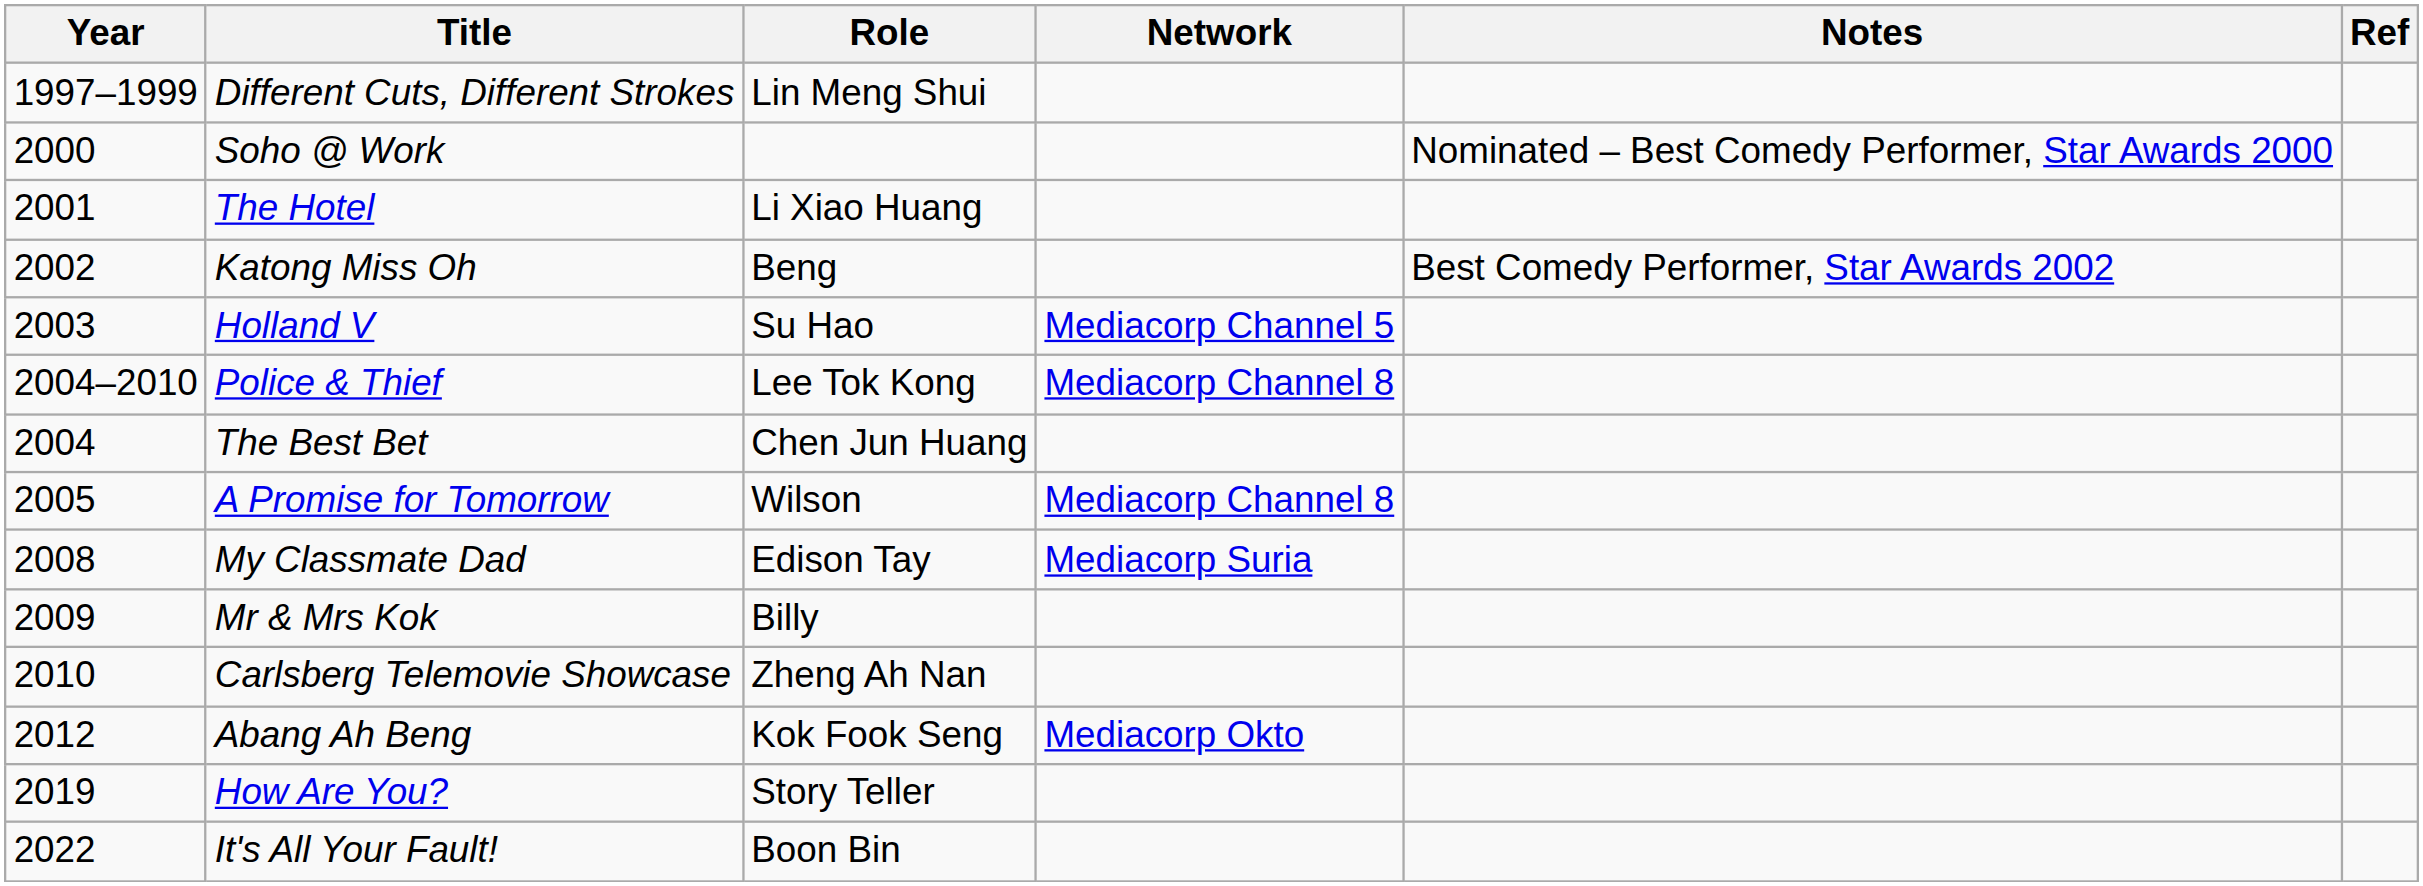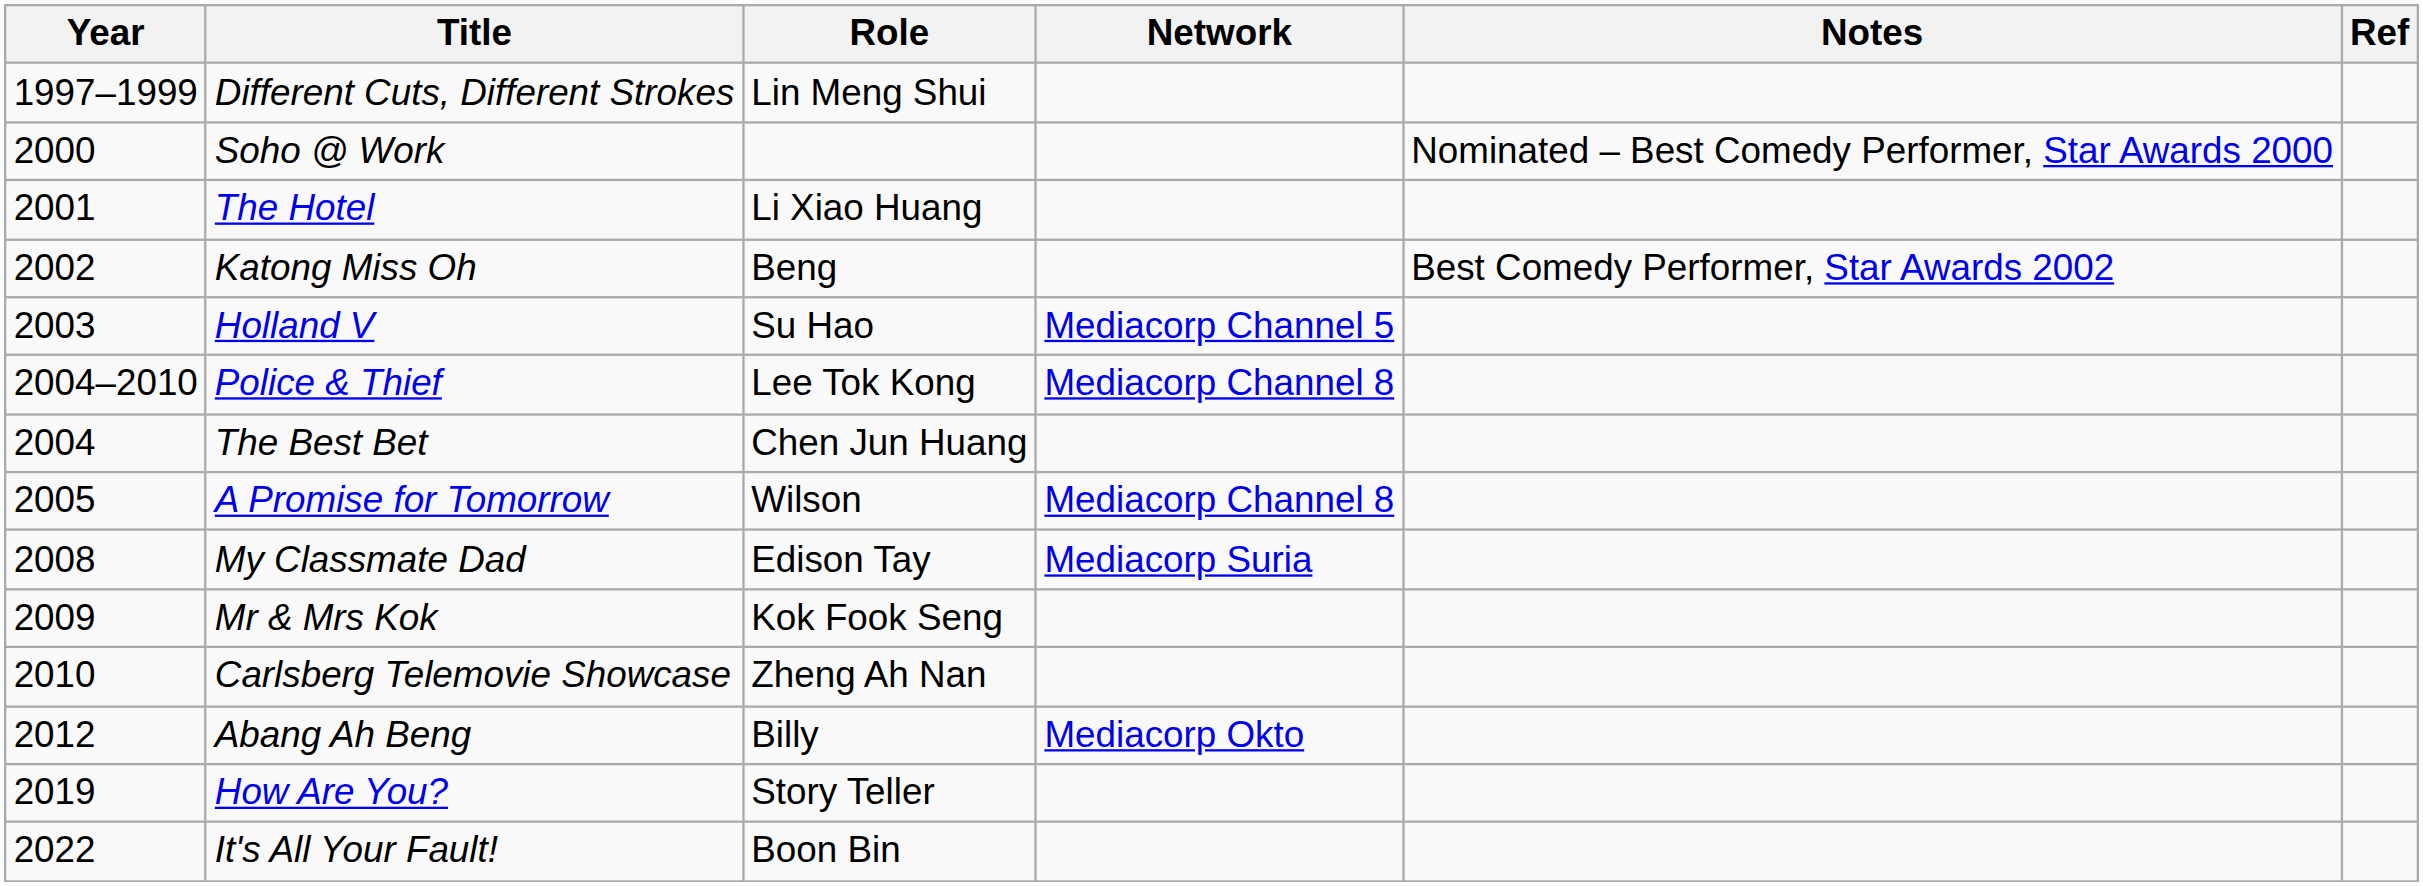(785, 617) Billy -> (877, 617) Kok Fook Seng
(877, 734) Kok Fook Seng -> (785, 734) Billy
